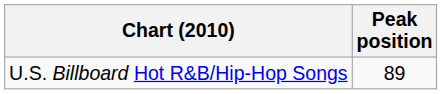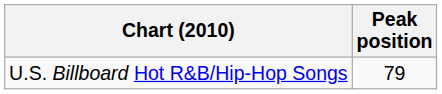(395, 72) 89 -> (395, 72) 79
